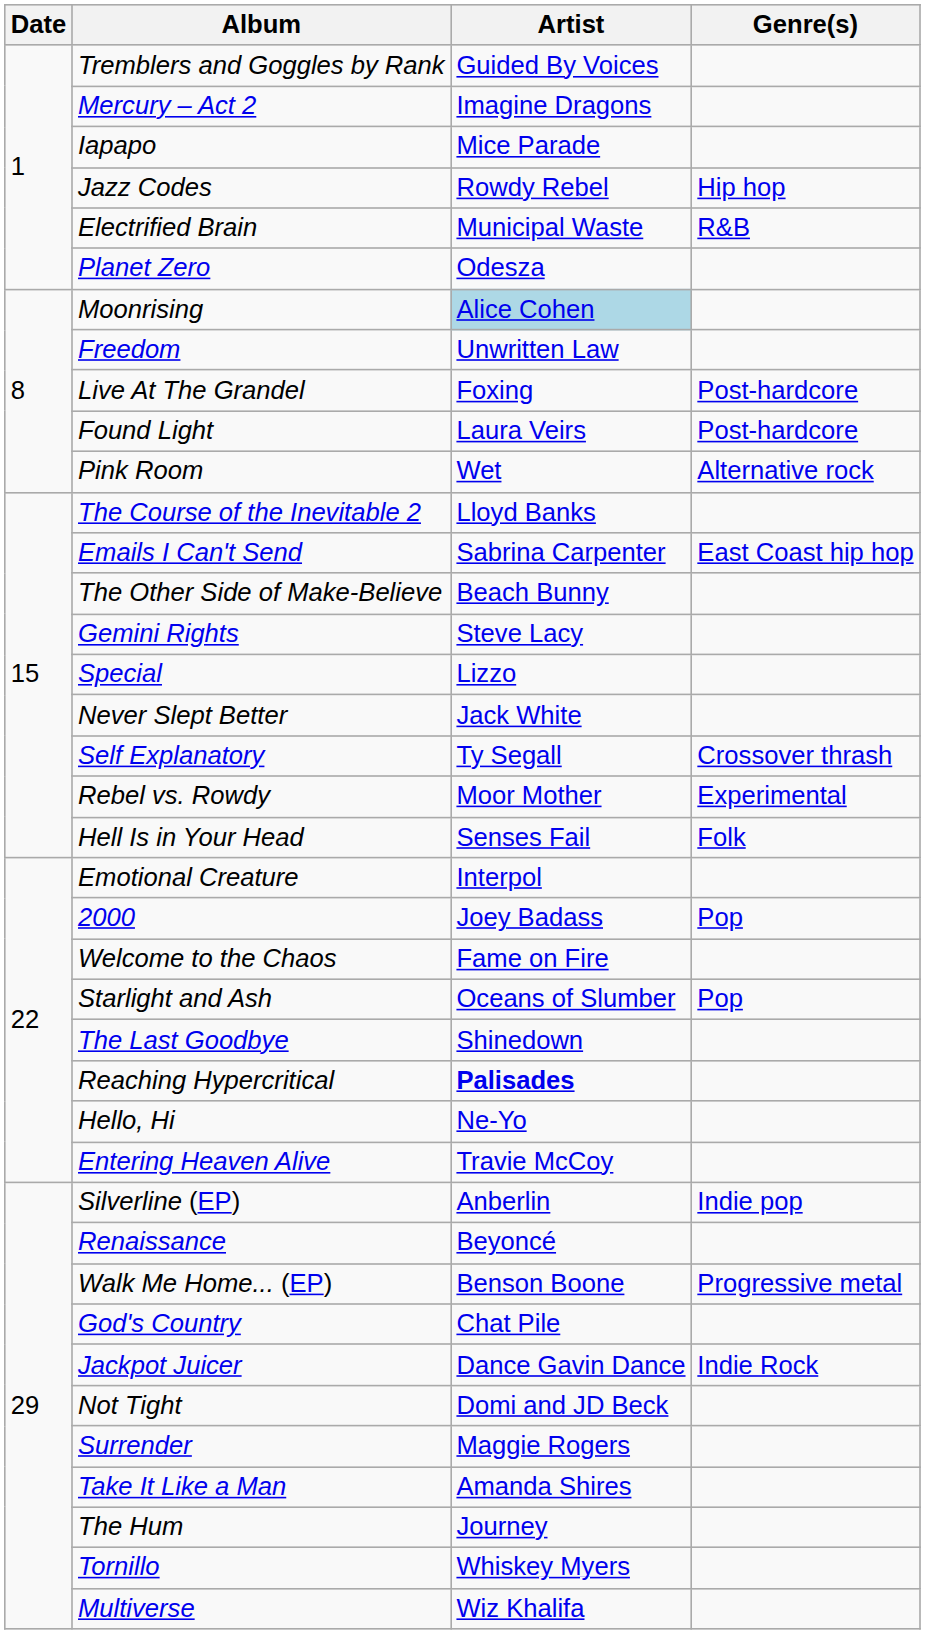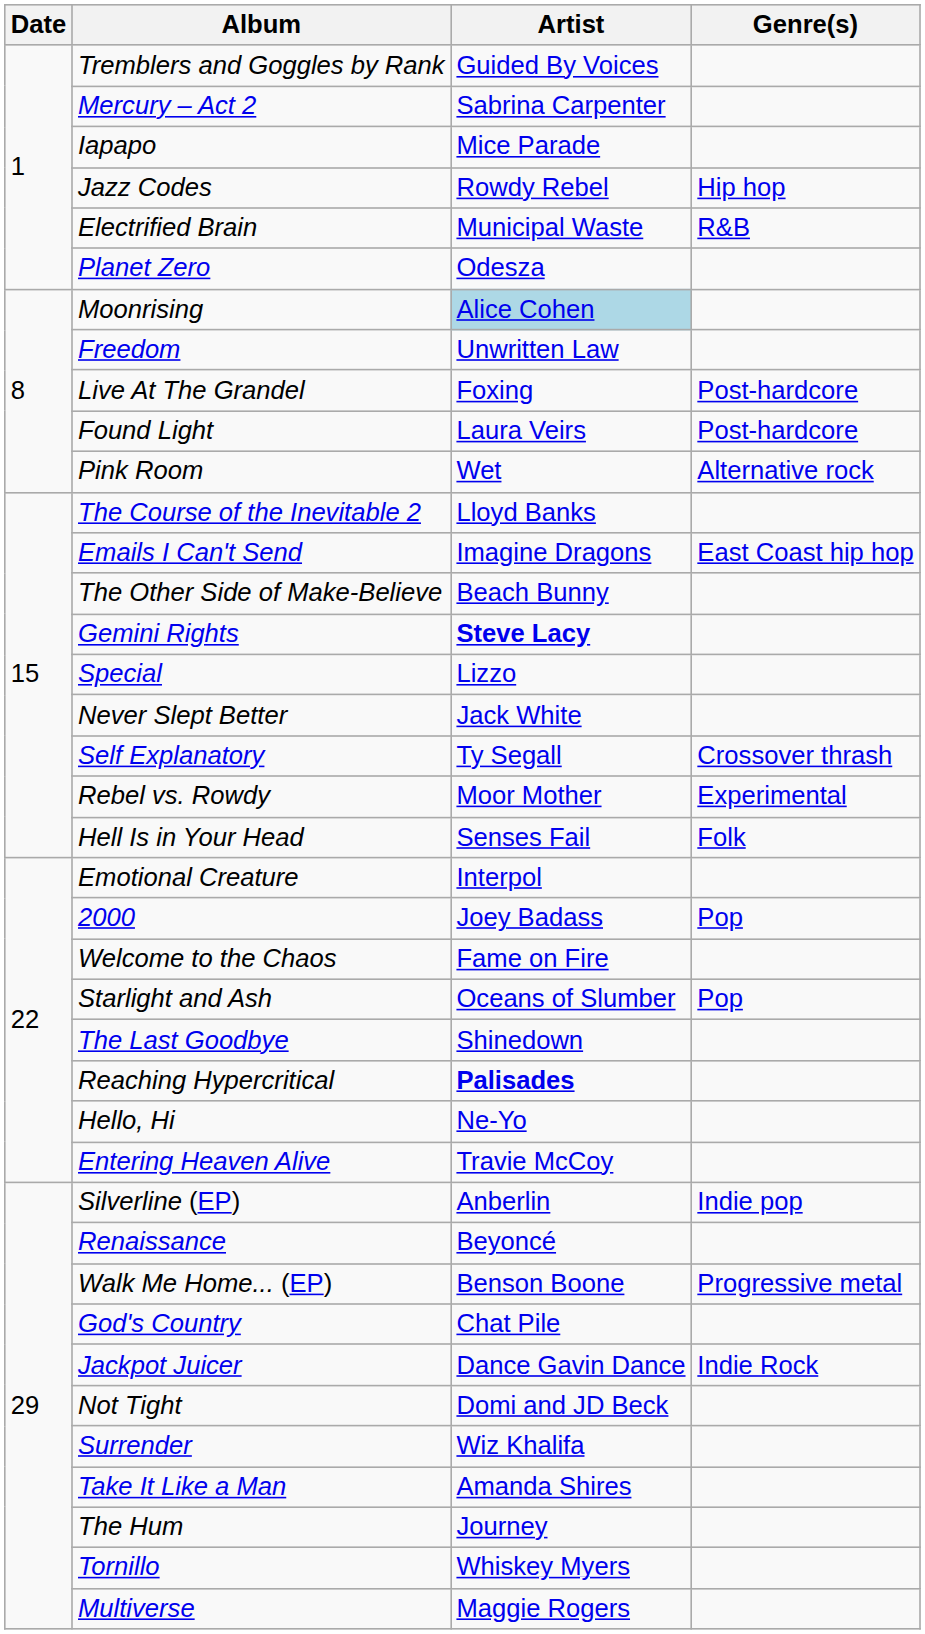(554, 106) Imagine Dragons -> (561, 106) Sabrina Carpenter
(561, 552) Sabrina Carpenter -> (554, 552) Imagine Dragons
(520, 633) normal -> (523, 633) bold
(543, 1445) Maggie Rogers -> (520, 1445) Wiz Khalifa
(520, 1608) Wiz Khalifa -> (543, 1608) Maggie Rogers
